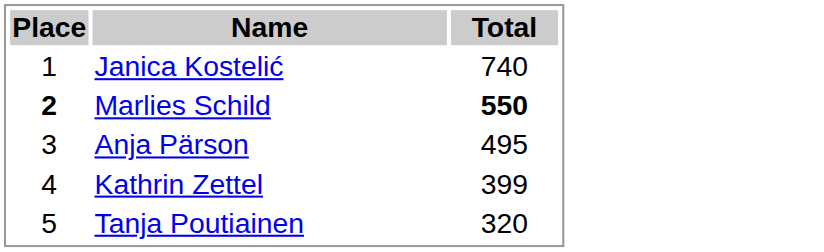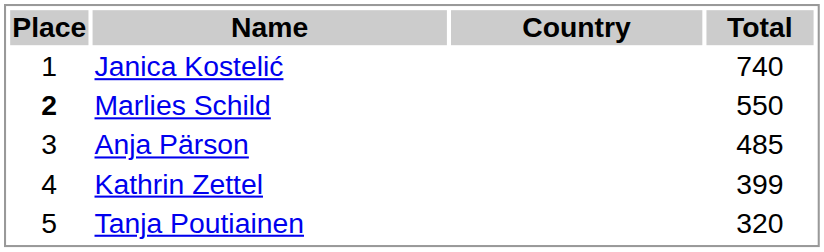+ column: (577, 28)
(504, 106) bold -> (760, 106) normal
(504, 145) 495 -> (760, 145) 485
